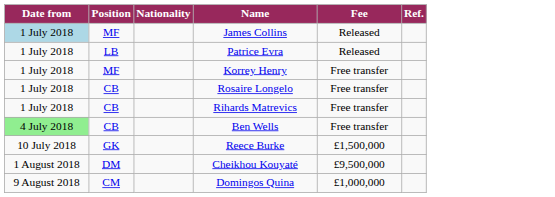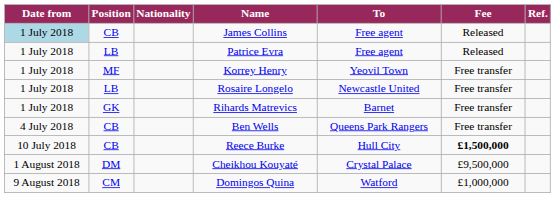+ column: (379, 14)
(111, 33) MF -> (111, 33) CB
(111, 89) CB -> (111, 89) LB
(111, 108) CB -> (111, 108) GK
(47, 126) lightgreen background -> (47, 126) no background
(111, 145) GK -> (111, 145) CB
(359, 145) normal -> (483, 145) bold
